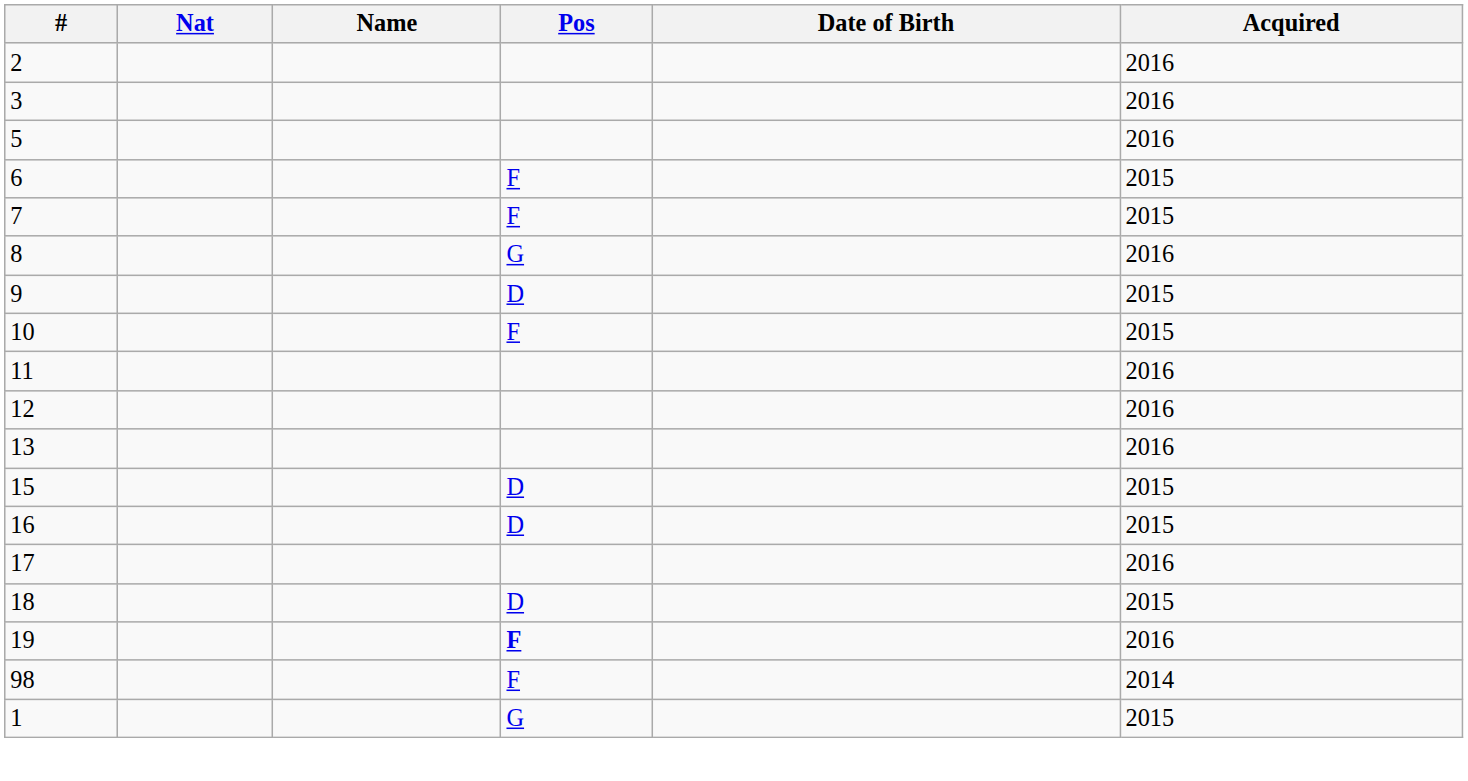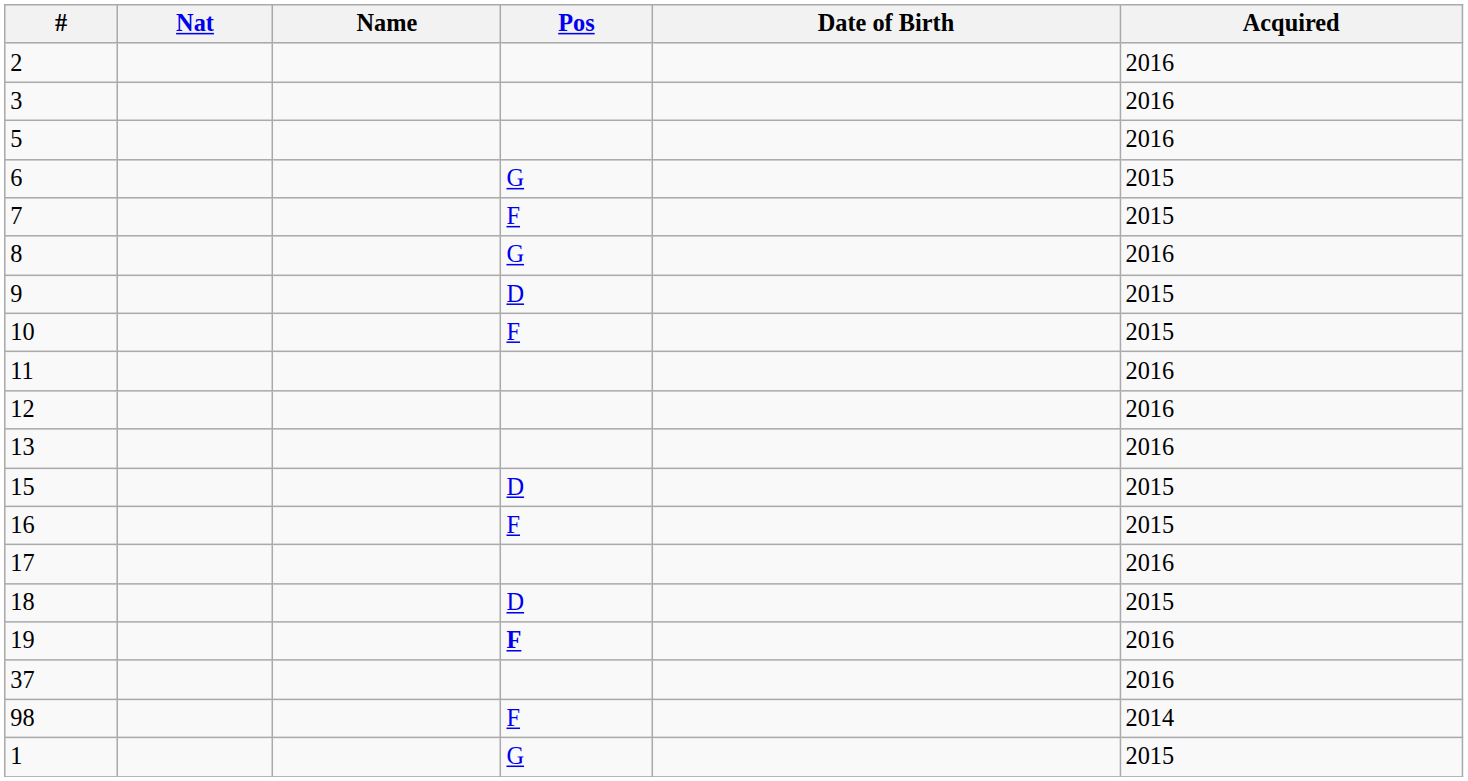(513, 178) F -> (515, 178) G
(515, 525) D -> (513, 525) F
+ row: (23, 679)
